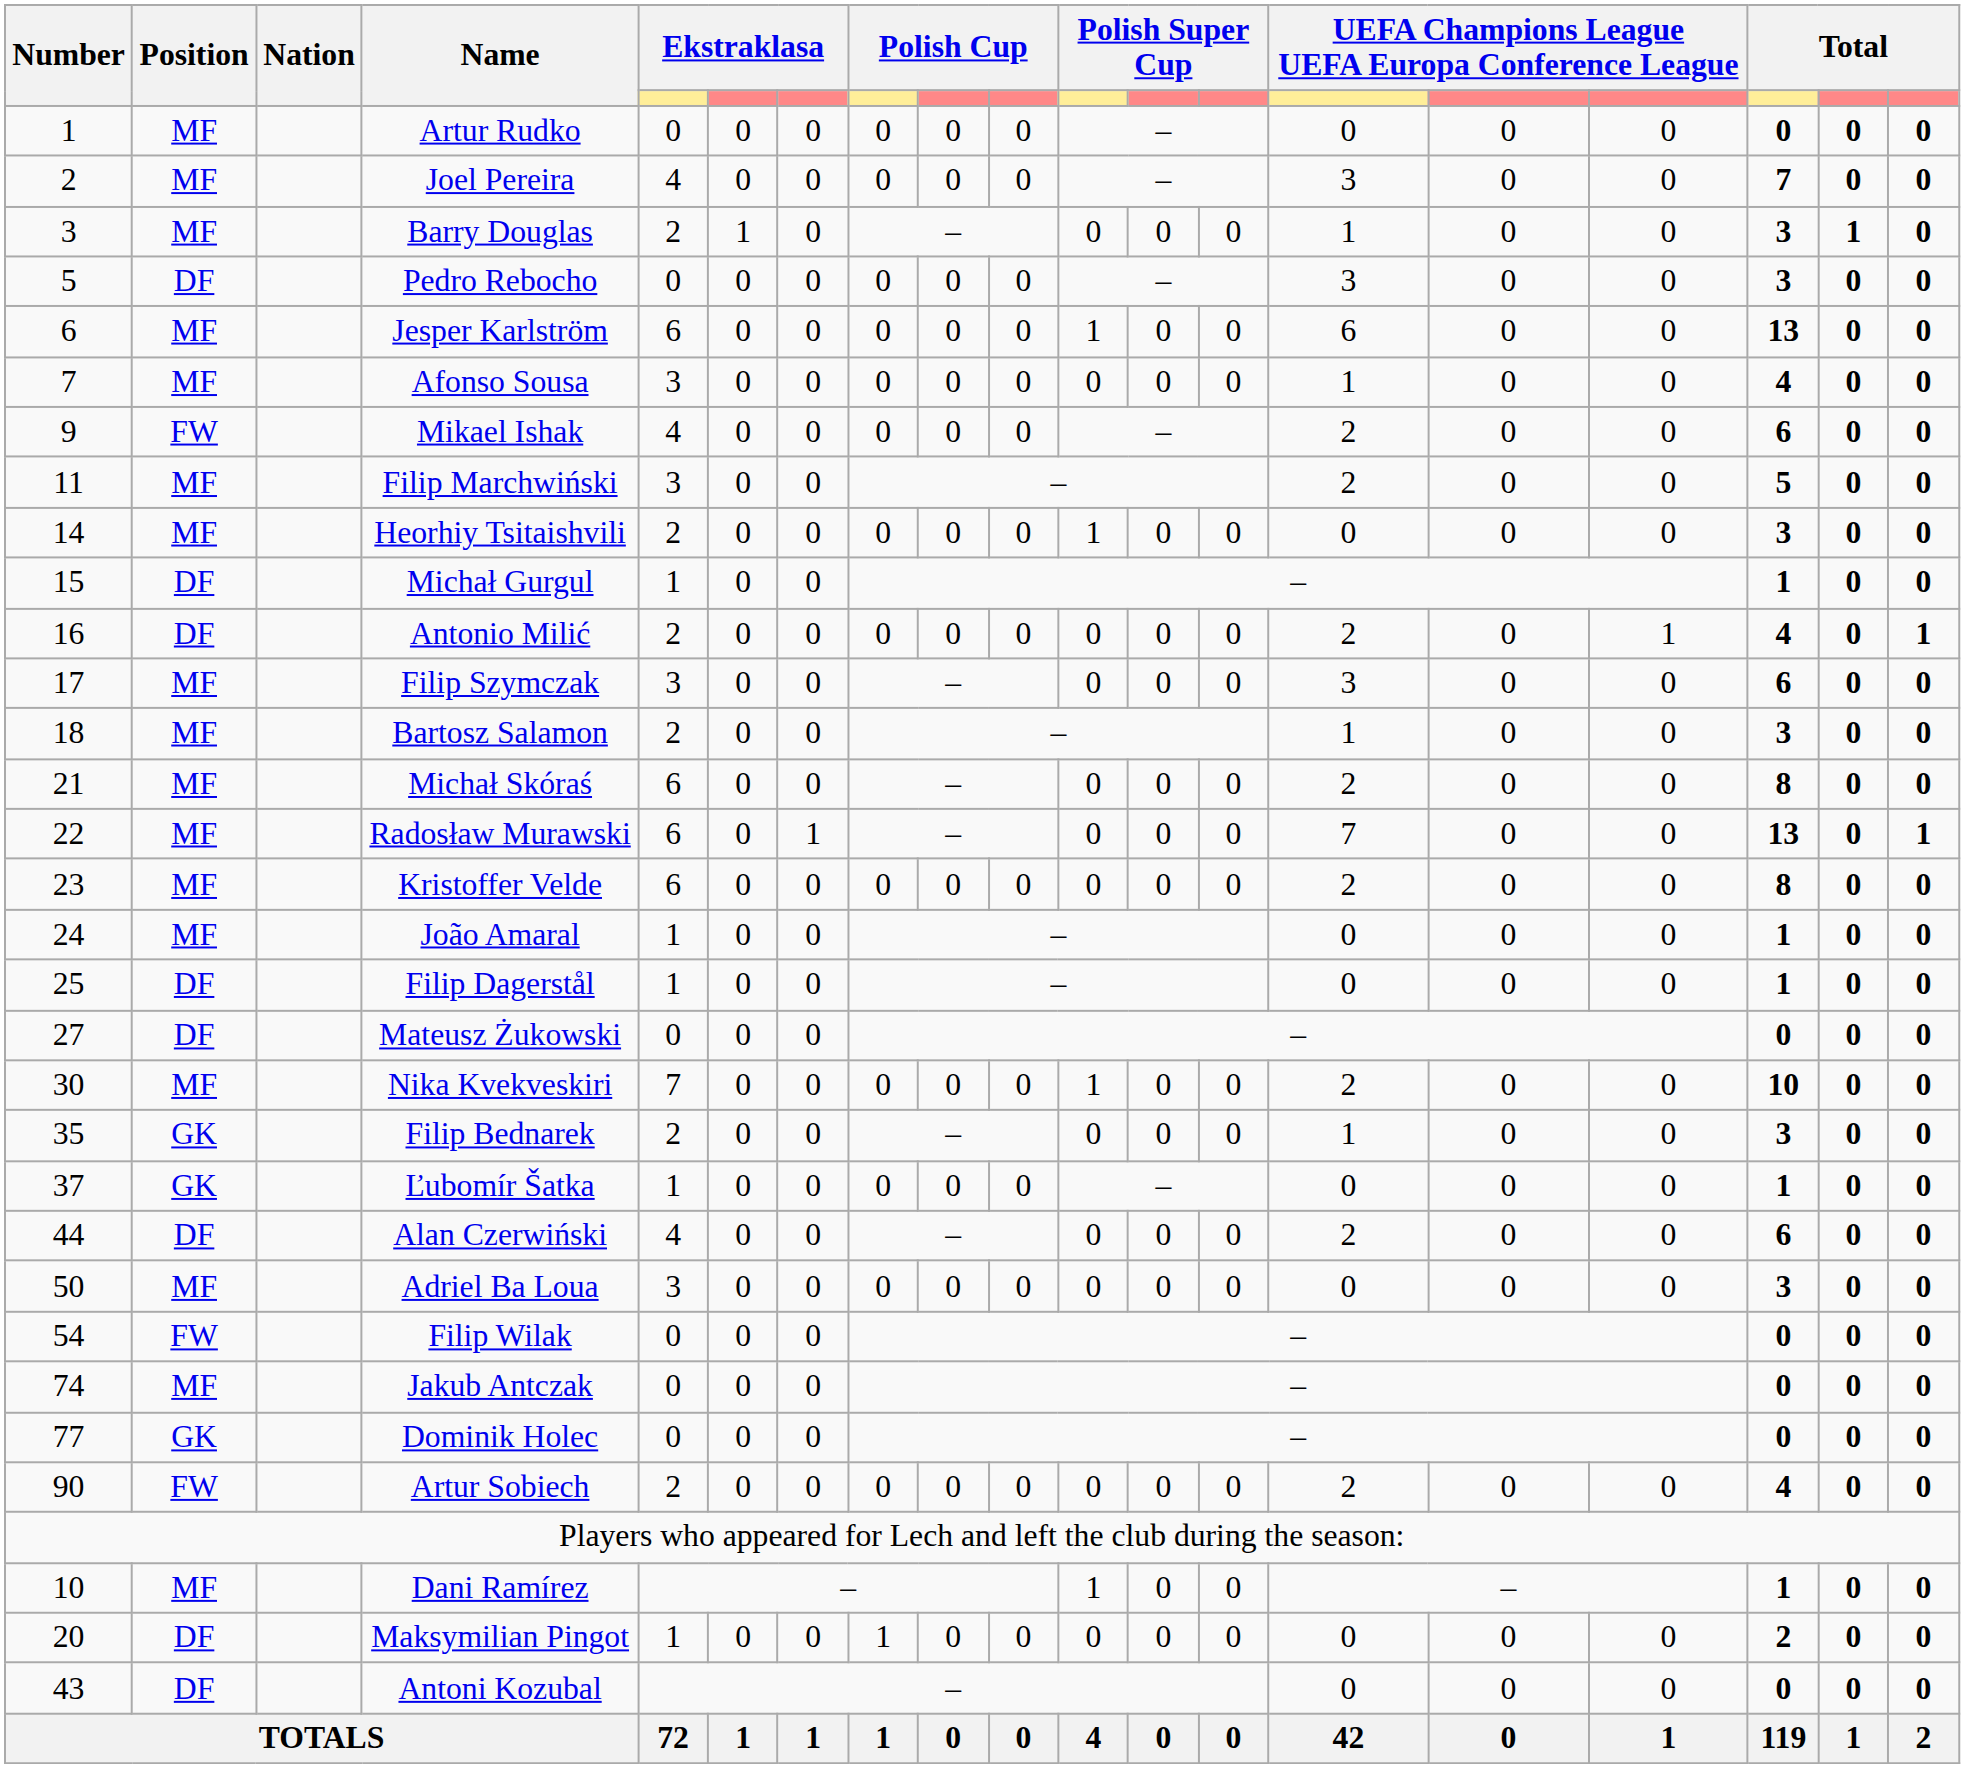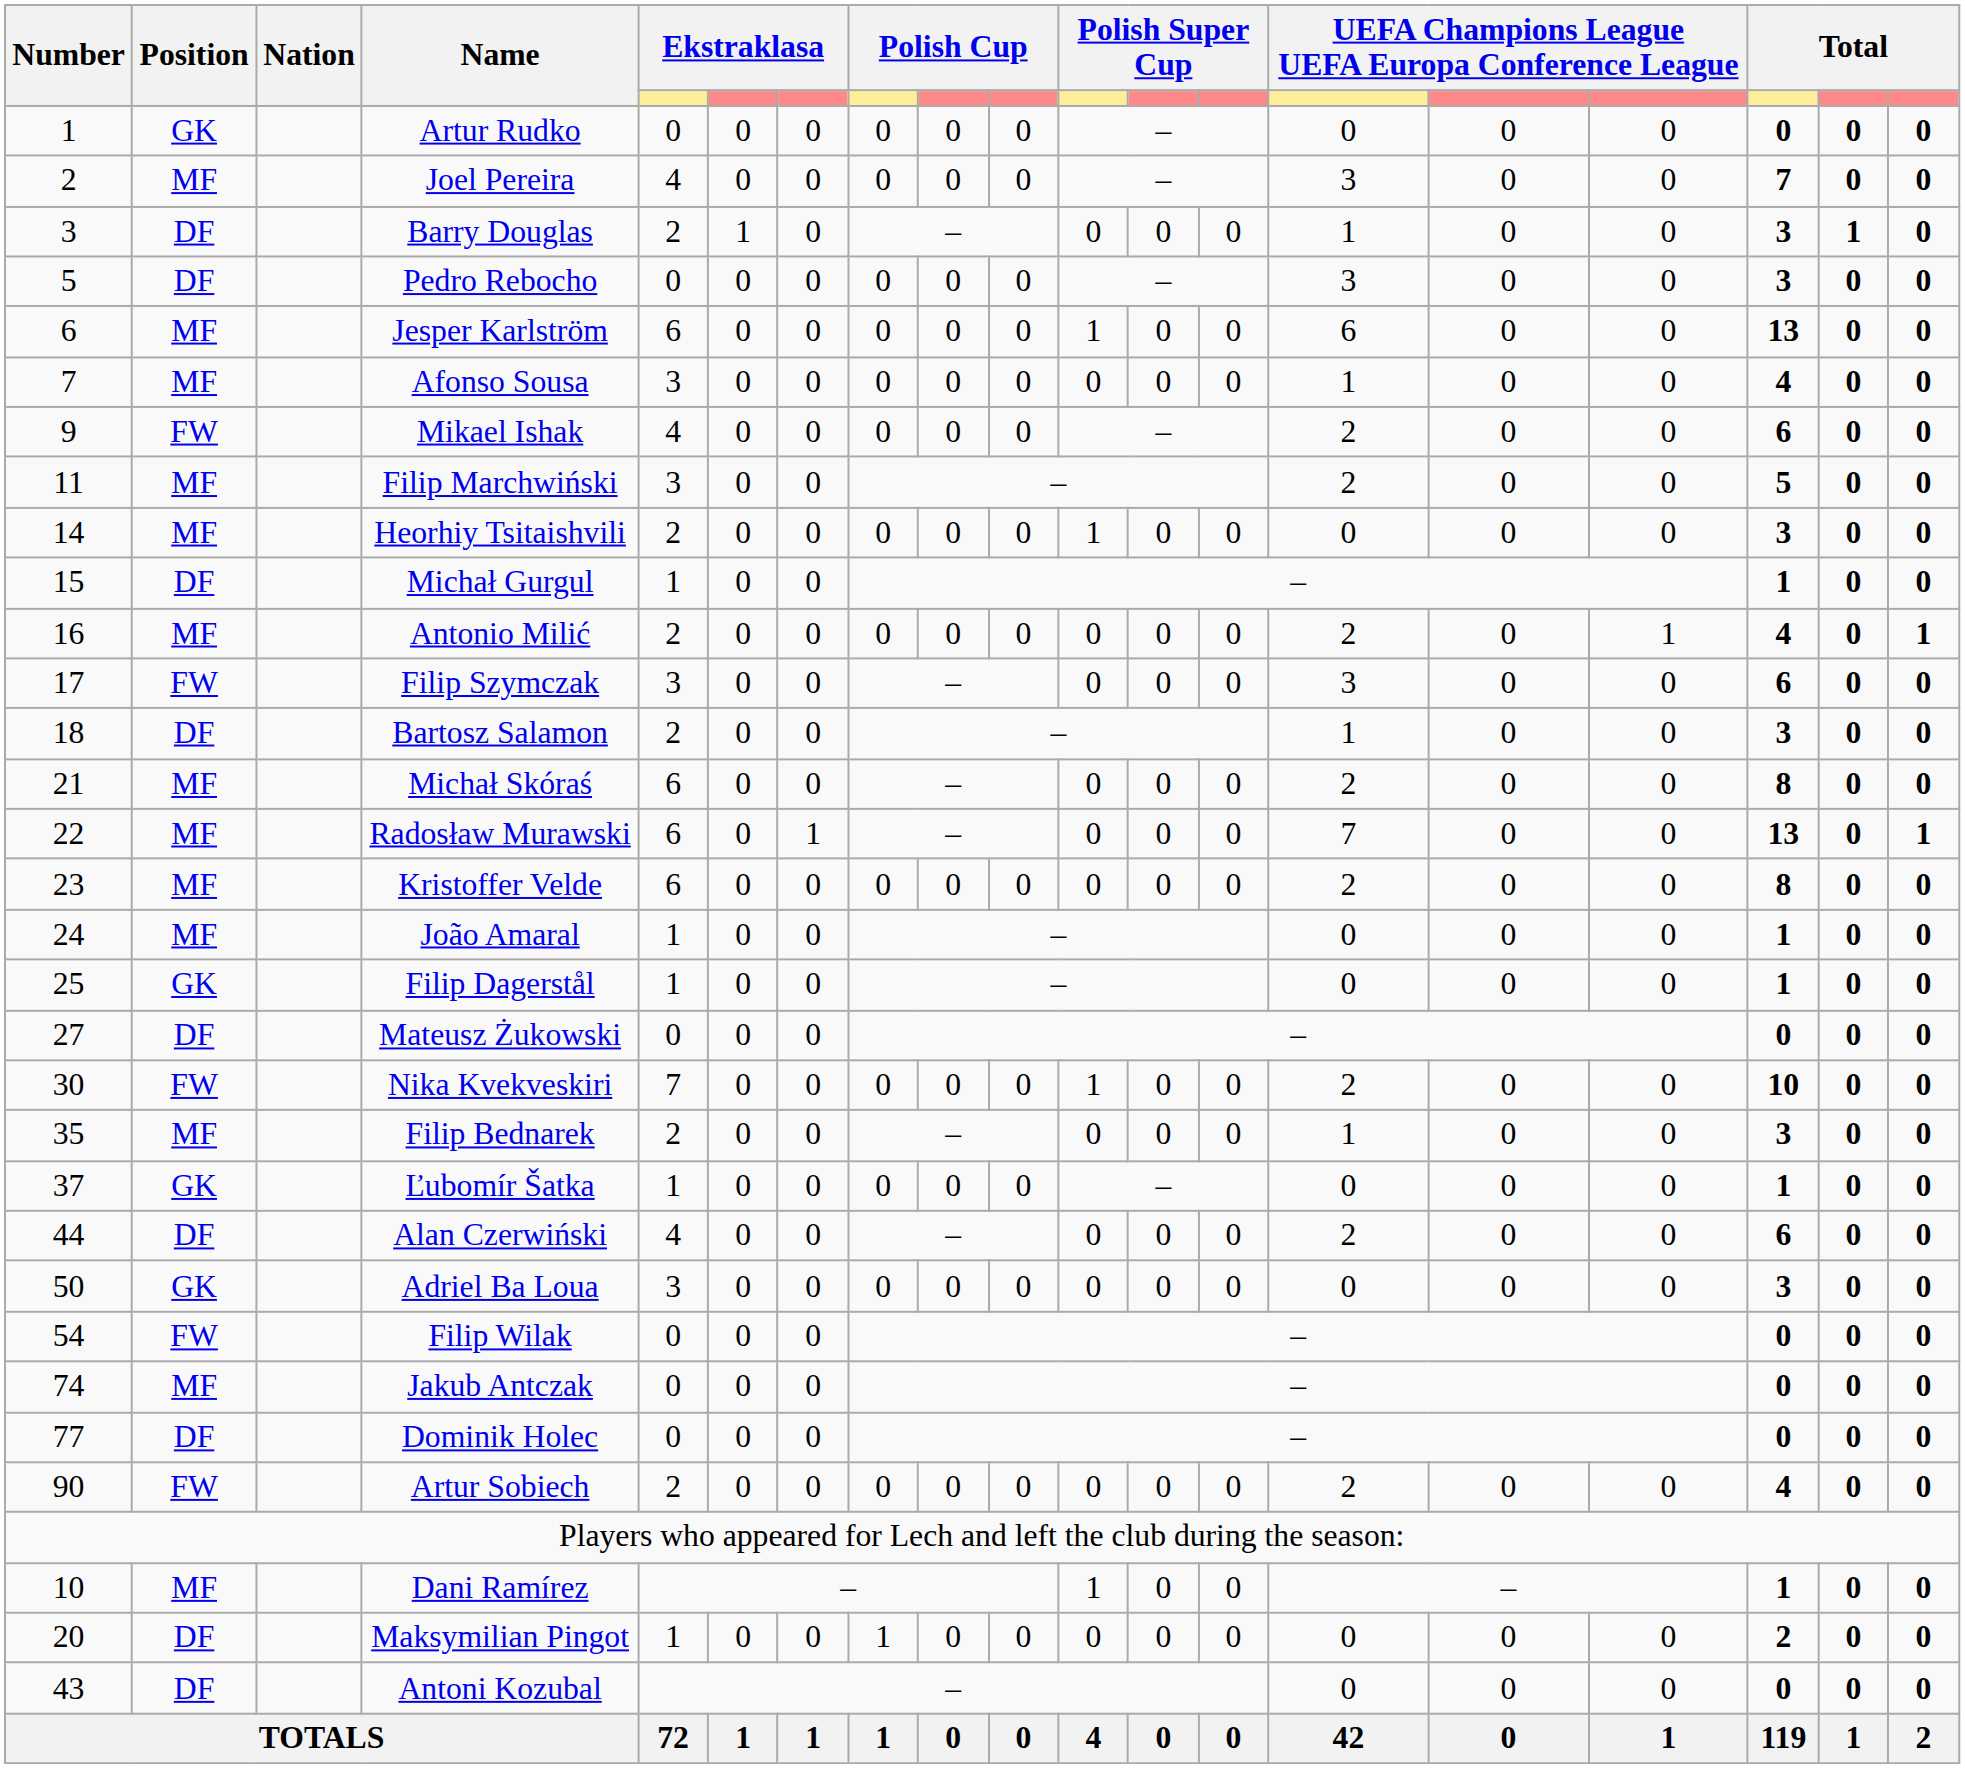(194, 130) MF -> (194, 130) GK
(194, 230) MF -> (194, 230) DF
(194, 632) DF -> (194, 632) MF
(194, 682) MF -> (194, 682) FW
(194, 733) MF -> (194, 733) DF
(194, 984) DF -> (194, 984) GK
(194, 1084) MF -> (194, 1084) FW
(194, 1134) GK -> (194, 1134) MF
(194, 1285) MF -> (194, 1285) GK
(194, 1436) GK -> (194, 1436) DF
